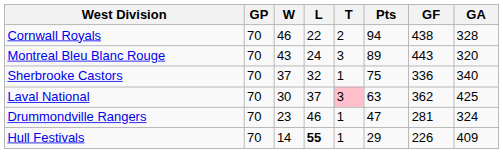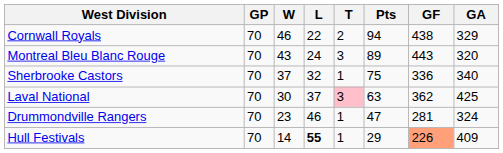(467, 35) 328 -> (467, 35) 329
(422, 138) no background -> (422, 138) lightsalmon background
